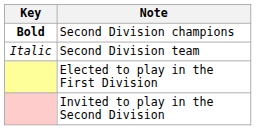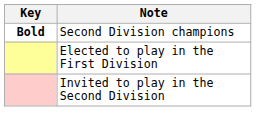- row: (130, 52)
